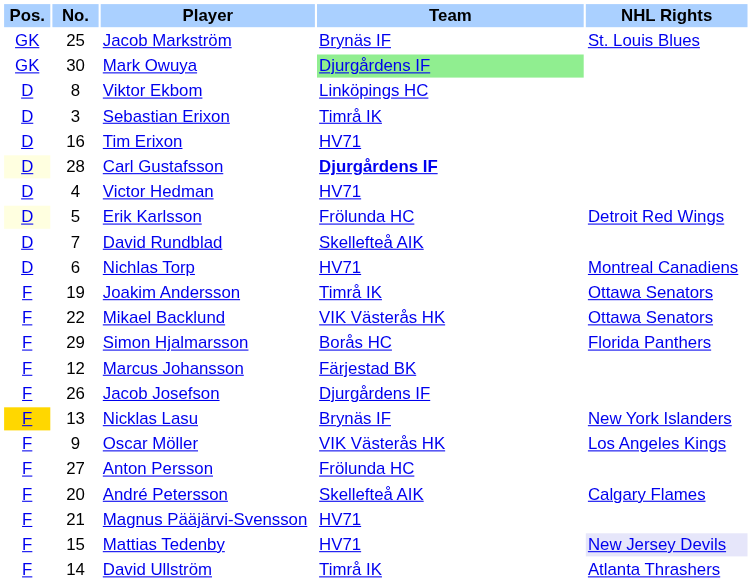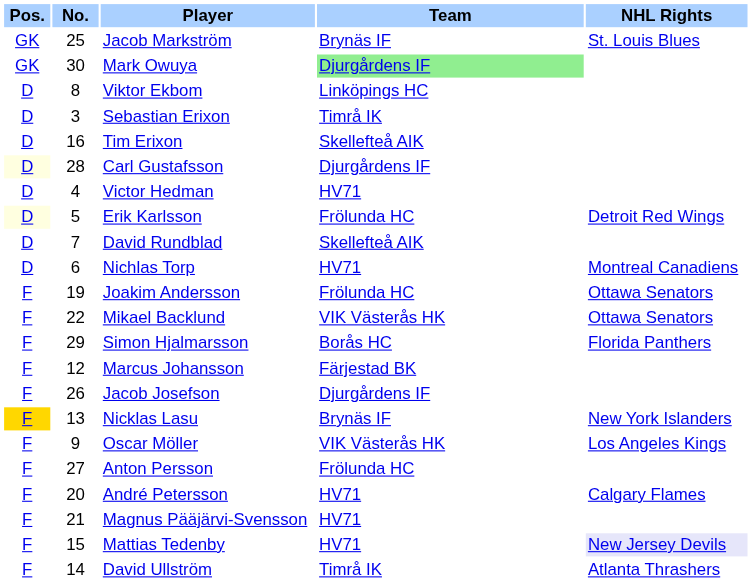(340, 141) HV71 -> (371, 141) Skellefteå AIK
(378, 166) bold -> (375, 166) normal
(351, 292) Timrå IK -> (367, 292) Frölunda HC
(371, 494) Skellefteå AIK -> (340, 494) HV71
